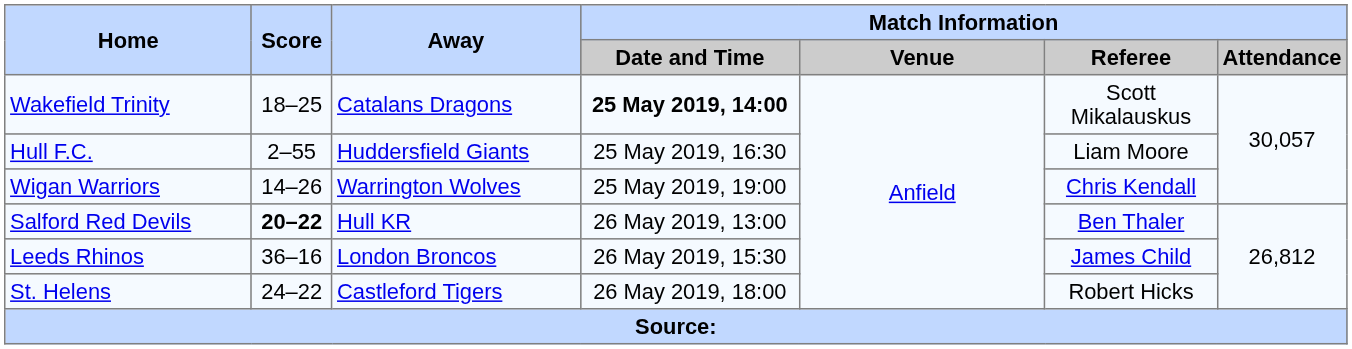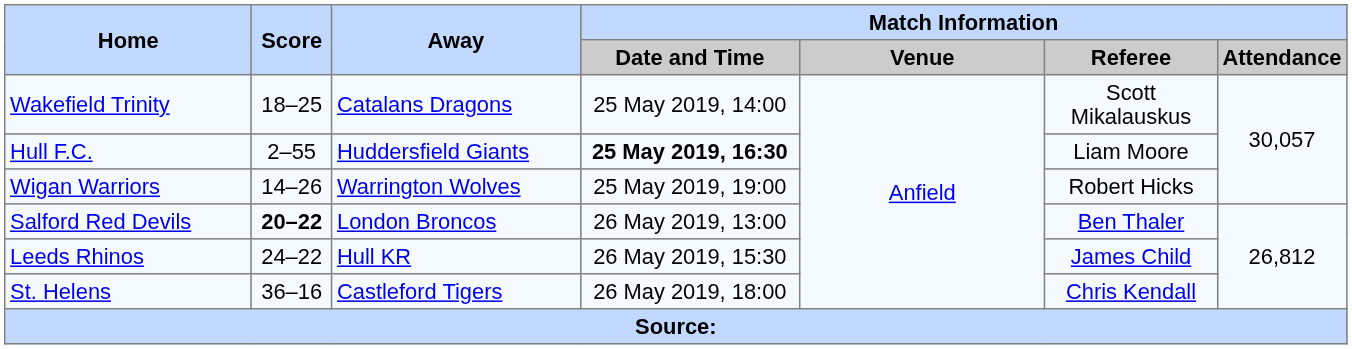(690, 104) bold -> (690, 104) normal
(690, 151) normal -> (690, 151) bold
(1131, 186) Chris Kendall -> (1131, 186) Robert Hicks
(374, 221) Hull KR -> (417, 221) London Broncos
(292, 256) 36–16 -> (292, 256) 24–22
(417, 256) London Broncos -> (374, 256) Hull KR
(292, 291) 24–22 -> (292, 291) 36–16
(1131, 291) Robert Hicks -> (1131, 291) Chris Kendall
